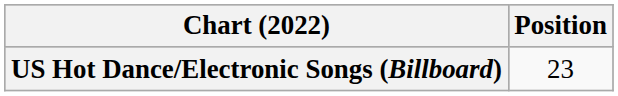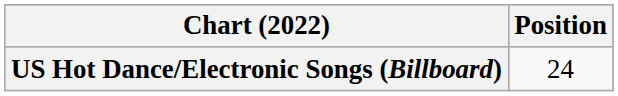(561, 68) 23 -> (561, 68) 24
